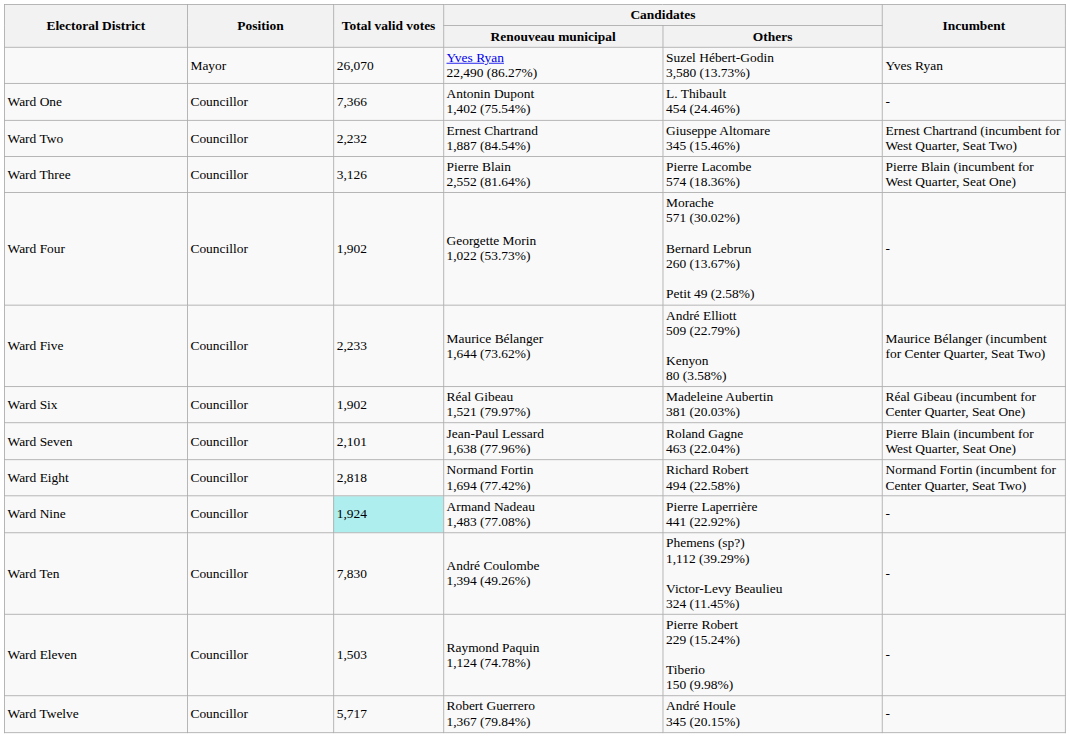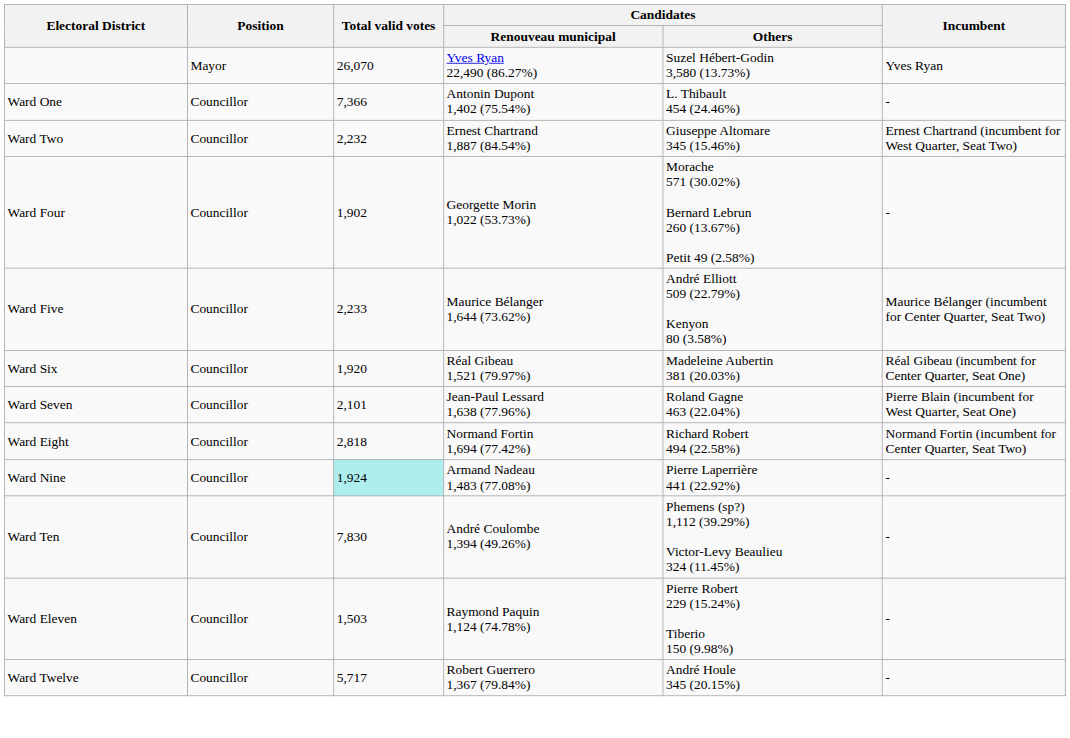- row: (39, 174)
(352, 404) 1,902 -> (352, 368) 1,920
